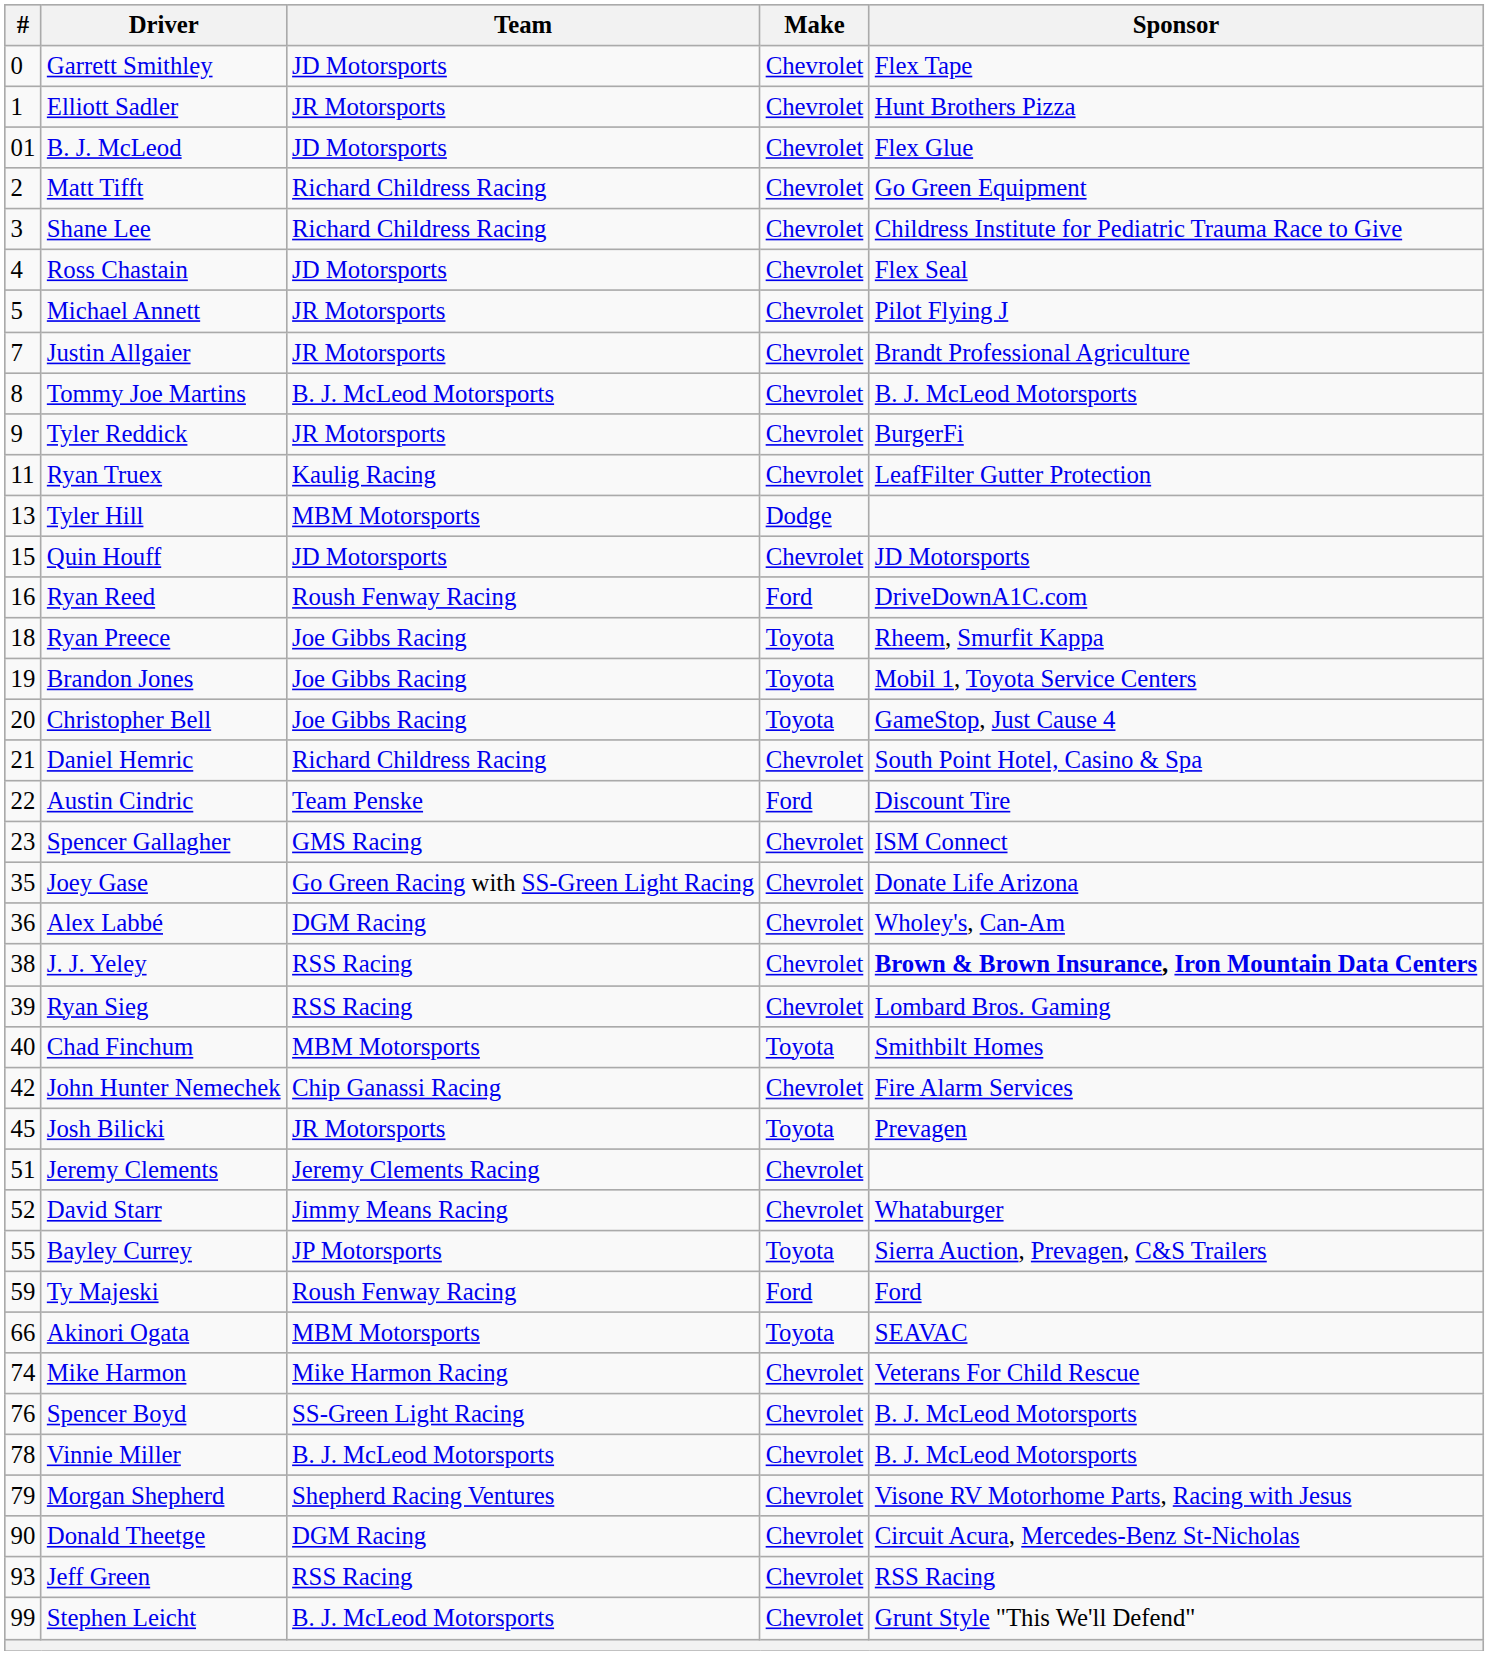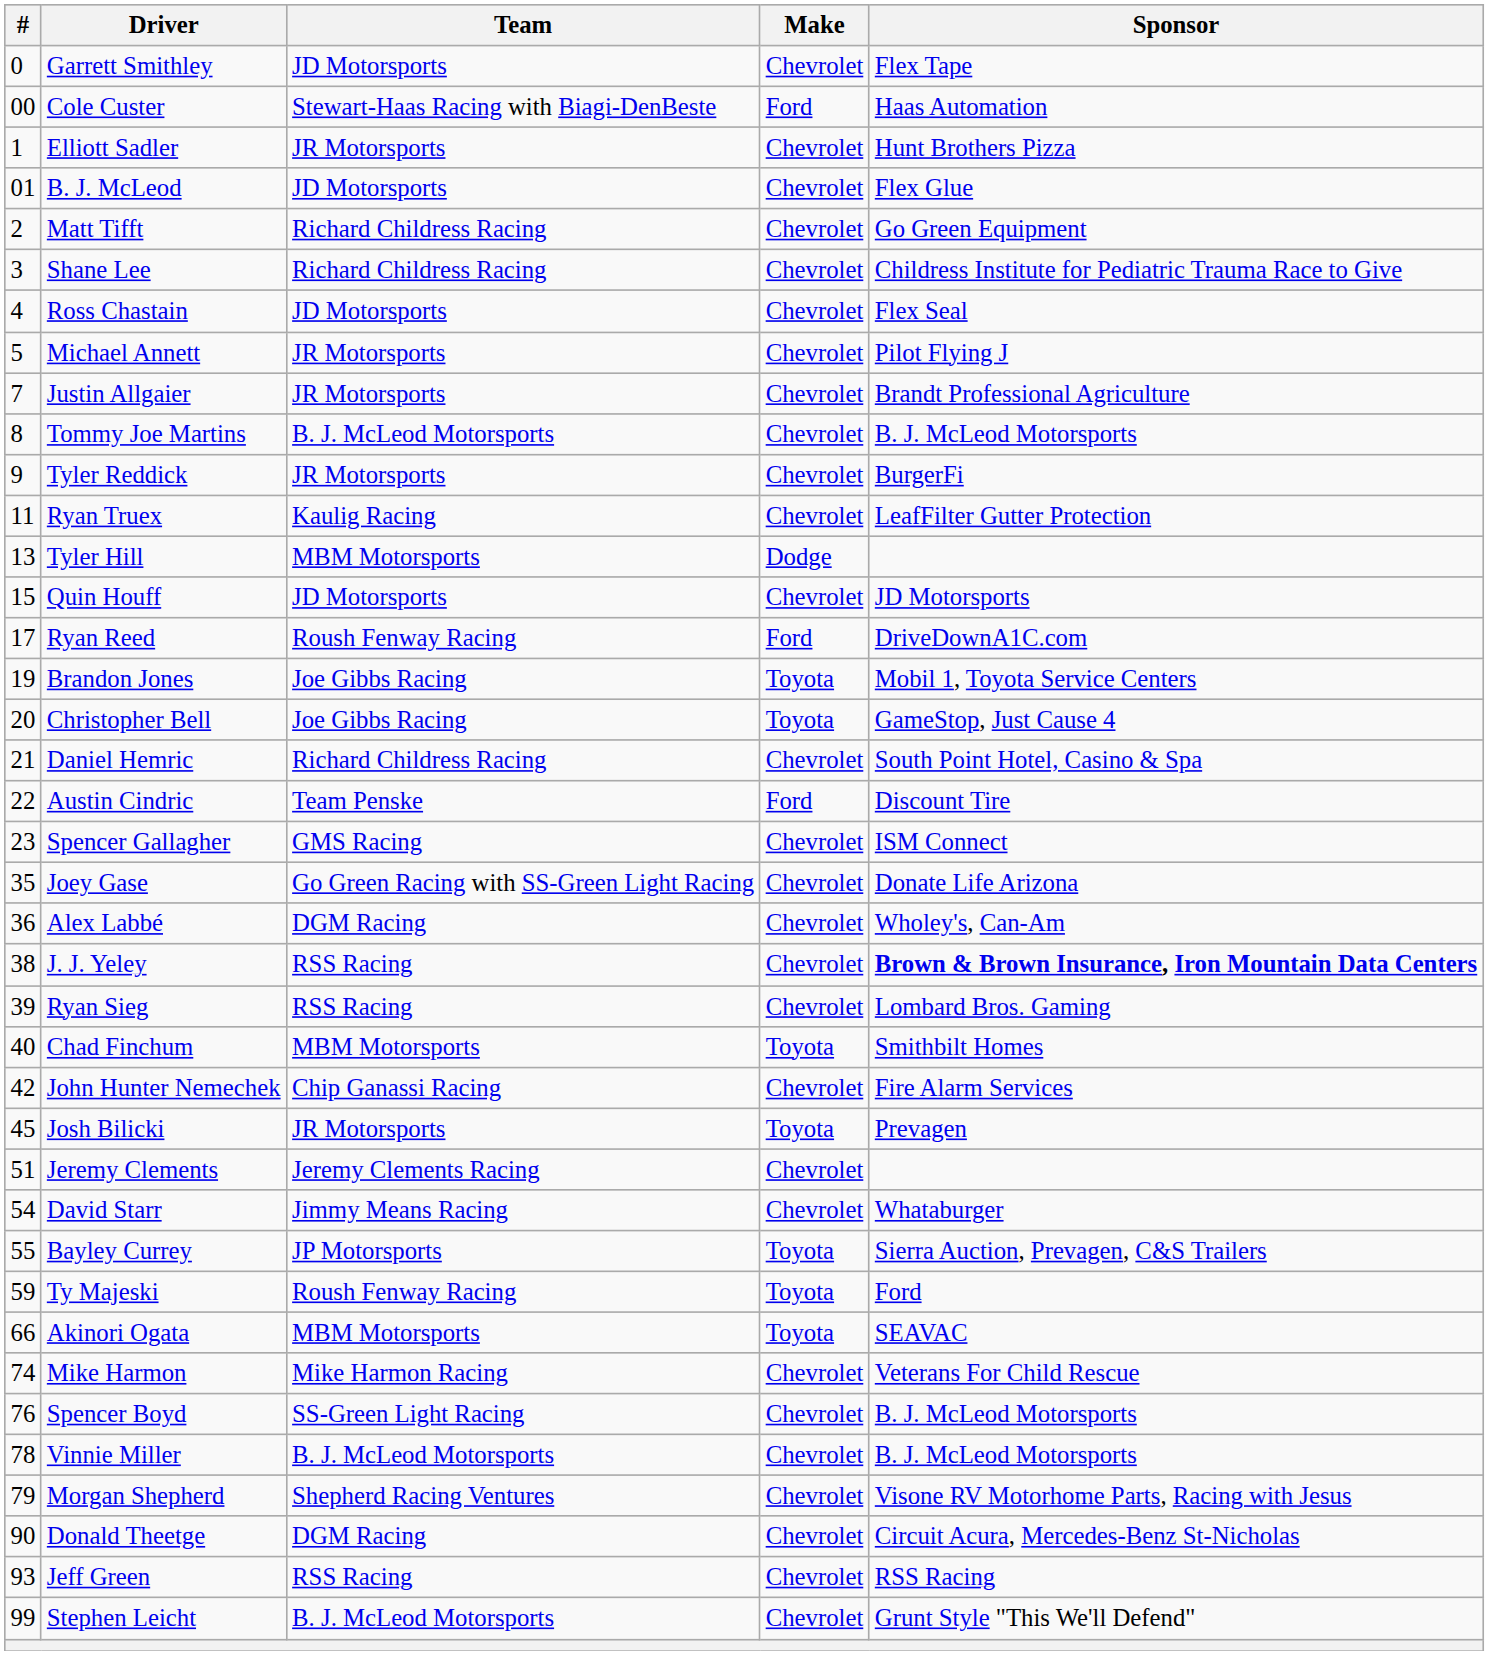+ row: (106, 106)
(23, 597) 16 -> (23, 637) 17
- row: (109, 637)
(23, 1209) 52 -> (23, 1209) 54
(789, 1291) Ford -> (800, 1291) Toyota
